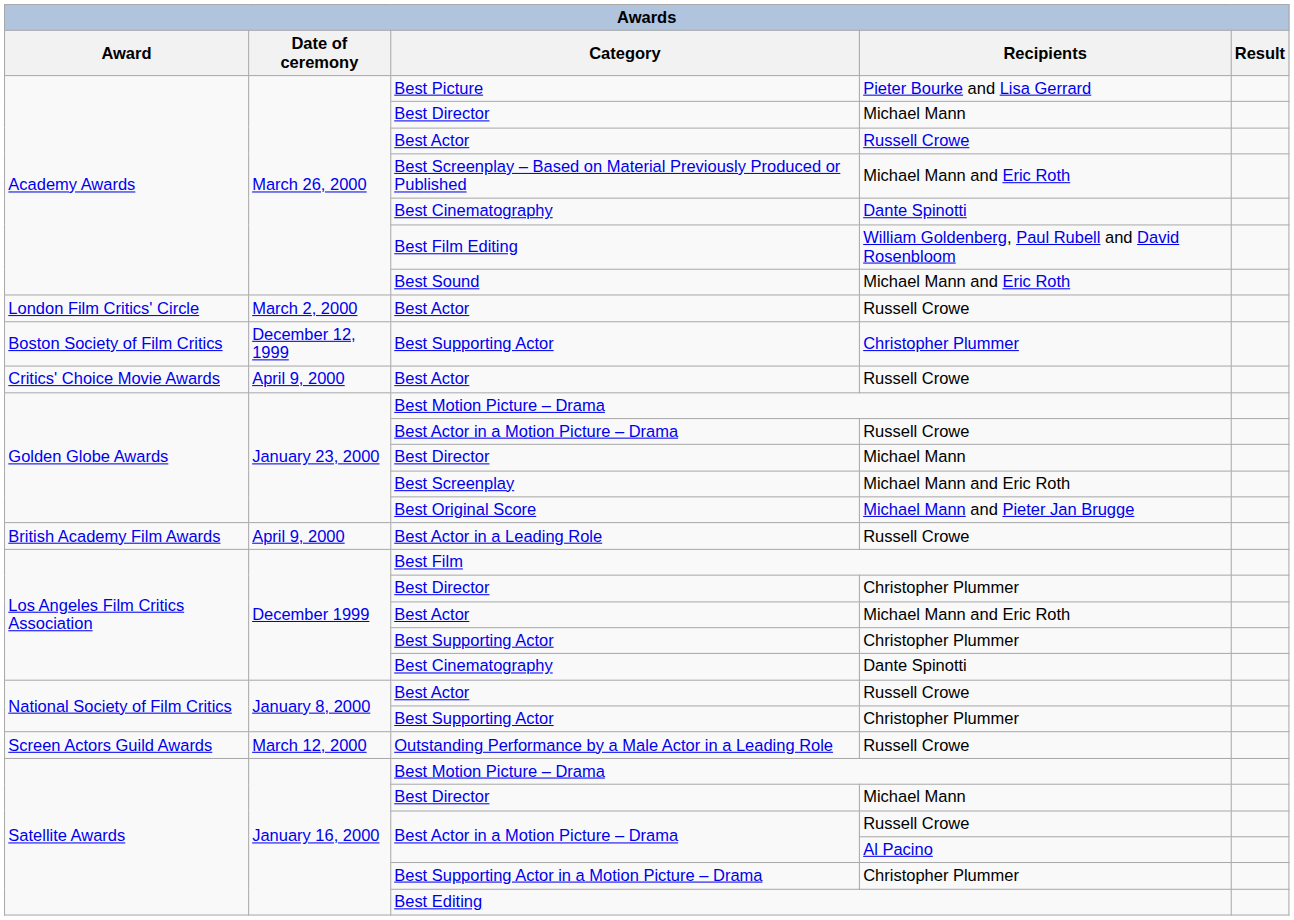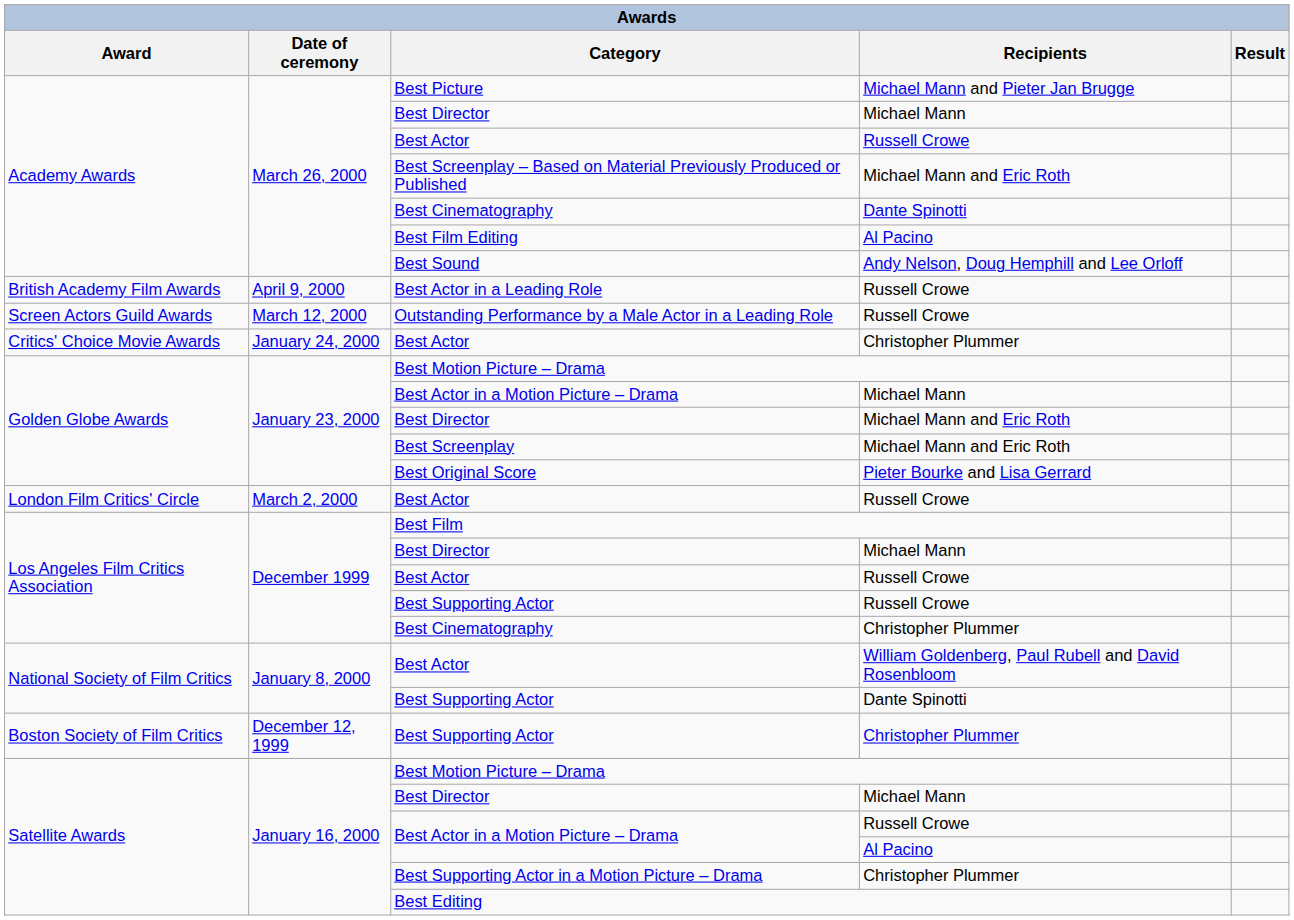(977, 88) Pieter Bourke and Lisa Gerrard -> (999, 88) Michael Mann and Pieter Jan Brugge
(1021, 246) William Goldenberg, Paul Rubell and David Rosenbloom -> (898, 237) Al Pacino
(967, 282) Michael Mann and Eric Roth -> (1023, 263) Andy Nelson, Doug Hemphill and Lee Orloff
rows swapped: (114, 536) <-> (104, 308)
rows swapped: (115, 343) <-> (110, 745)
(298, 379) April 9, 2000 -> (316, 342) January 24, 2000
(916, 379) Russell Crowe -> (941, 342) Christopher Plummer
(916, 431) Russell Crowe -> (914, 394) Michael Mann
(914, 457) Michael Mann -> (967, 420) Michael Mann and Eric Roth
(999, 509) Michael Mann and Pieter Jan Brugge -> (977, 472) Pieter Bourke and Lisa Gerrard
(941, 588) Christopher Plummer -> (914, 551) Michael Mann
(967, 614) Michael Mann and Eric Roth -> (916, 577) Russell Crowe
(941, 640) Christopher Plummer -> (916, 603) Russell Crowe
(915, 666) Dante Spinotti -> (941, 629) Christopher Plummer
(916, 692) Russell Crowe -> (1021, 665) William Goldenberg, Paul Rubell and David Rosenbloom
(941, 718) Christopher Plummer -> (915, 700) Dante Spinotti
